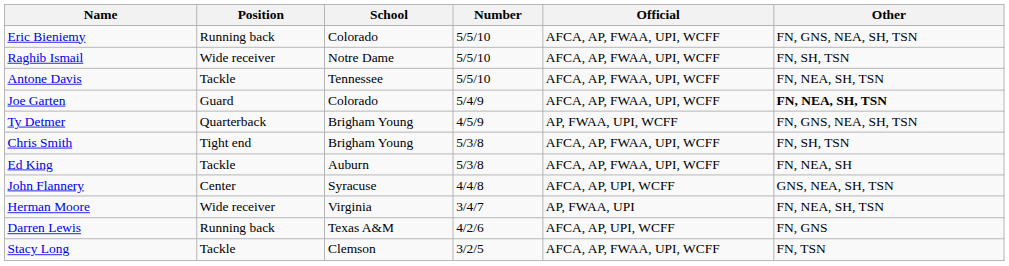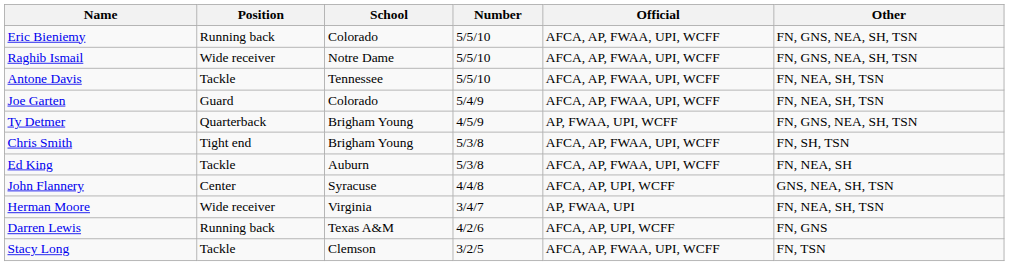(813, 57) FN, SH, TSN -> (847, 57) FN, GNS, NEA, SH, TSN
(832, 100) bold -> (830, 100) normal
